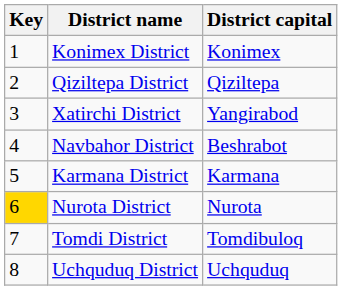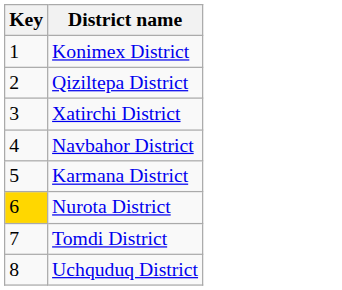- column: (270, 20)
